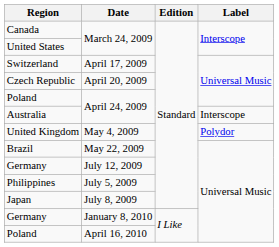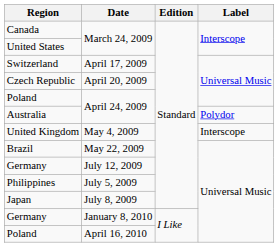(223, 115) Interscope -> (217, 115) Polydor
(217, 132) Polydor -> (223, 132) Interscope
